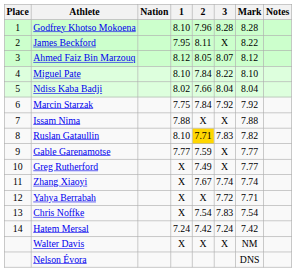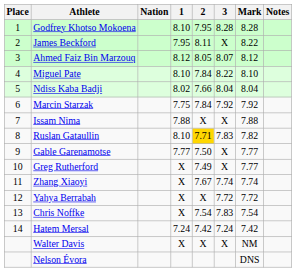(203, 27) 7.96 -> (203, 27) 7.95
(203, 151) 7.59 -> (203, 151) 7.50
(250, 197) 7.71 -> (250, 197) 7.72
